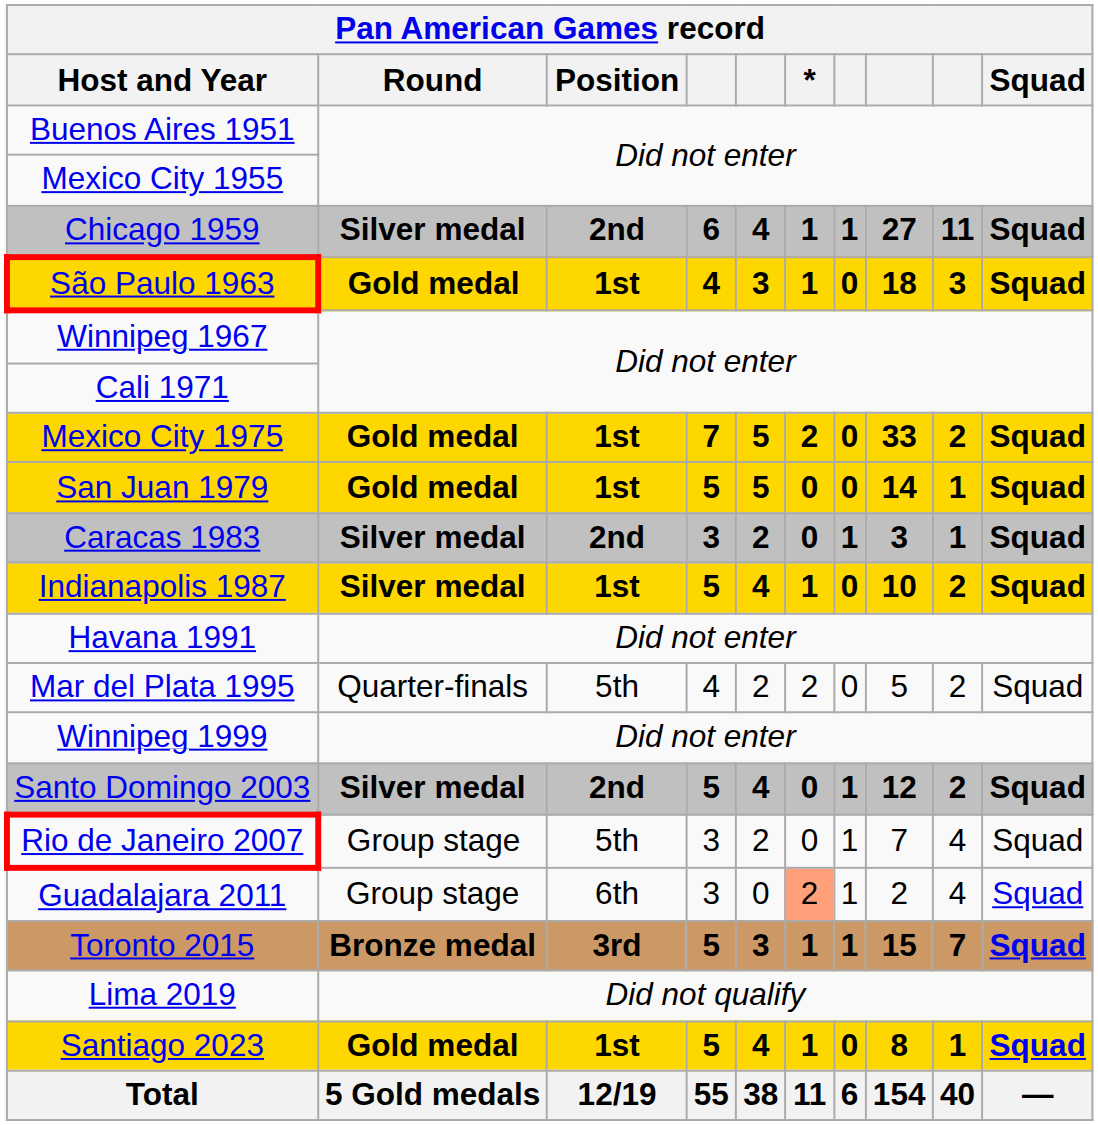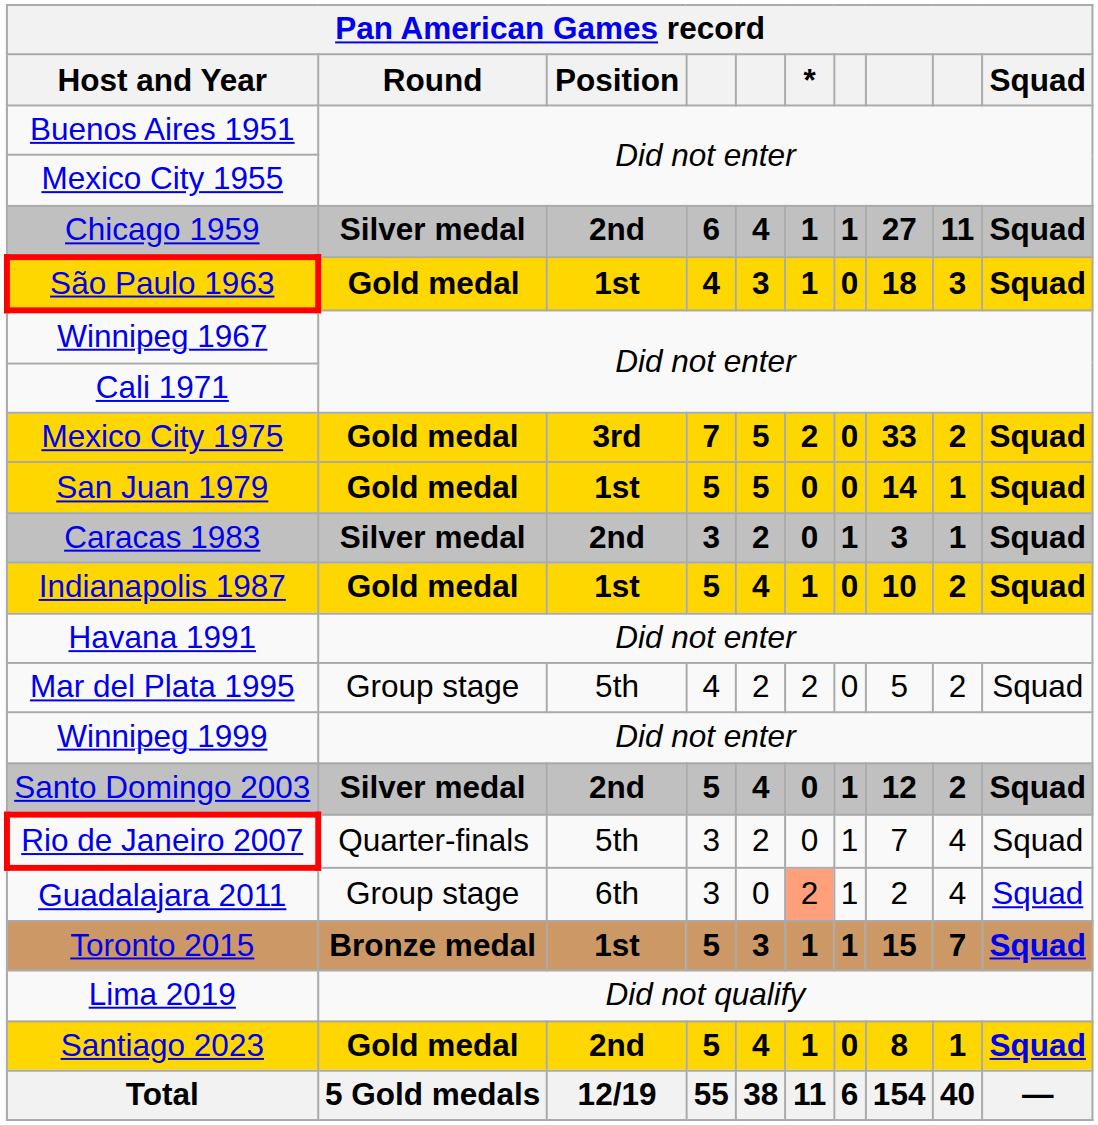(617, 437) 1st -> (617, 437) 3rd
(433, 587) Silver medal -> (433, 587) Gold medal
(433, 687) Quarter-finals -> (433, 687) Group stage
(434, 841) Group stage -> (434, 841) Quarter-finals
(617, 945) 3rd -> (617, 945) 1st
(617, 1045) 1st -> (617, 1045) 2nd
